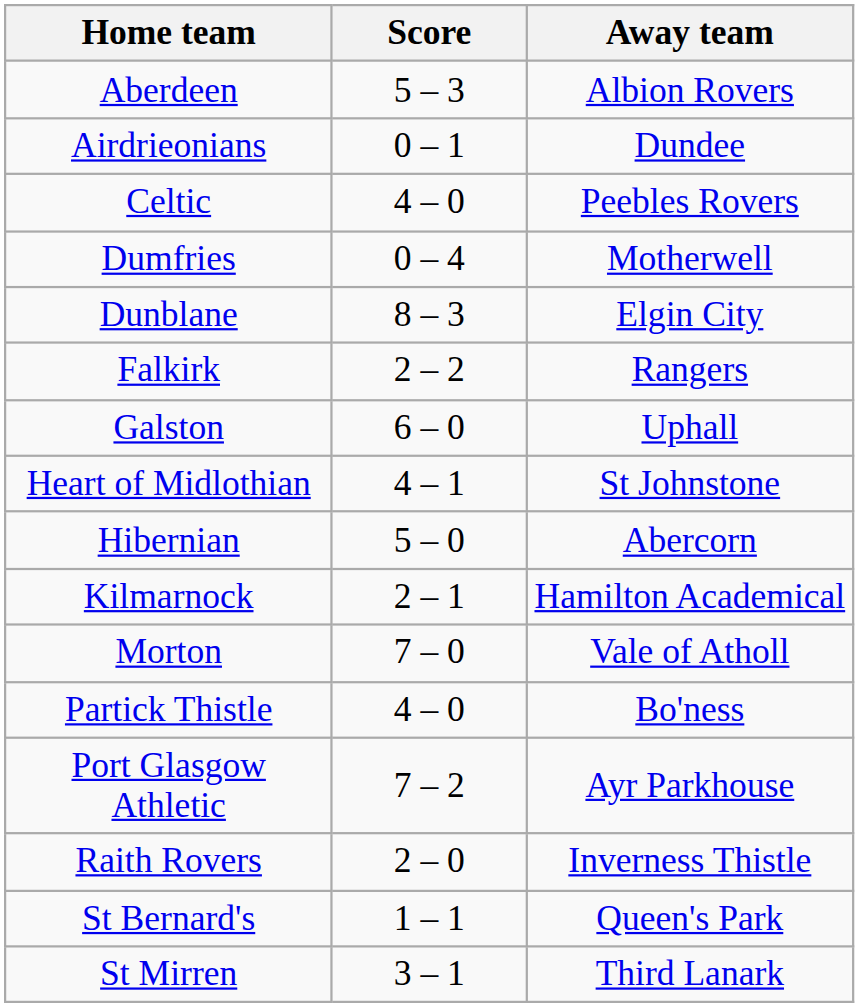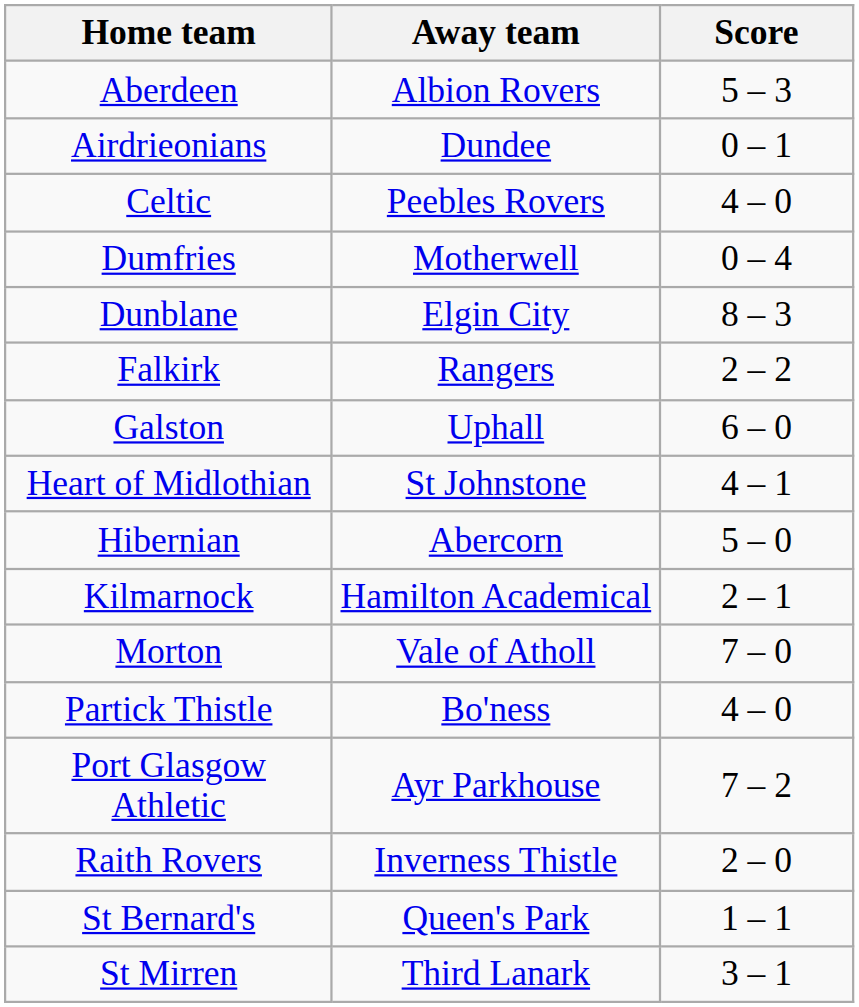columns swapped: (429, 32) <-> (690, 32)
